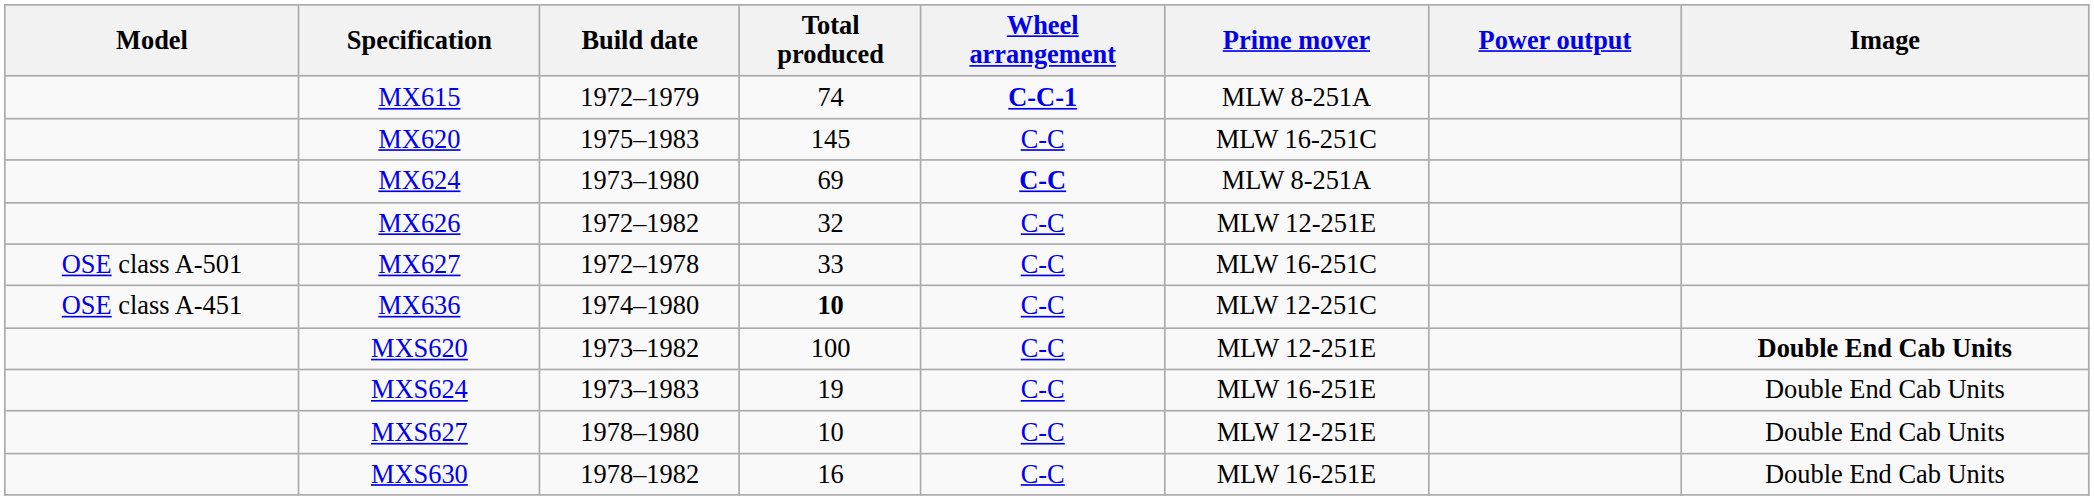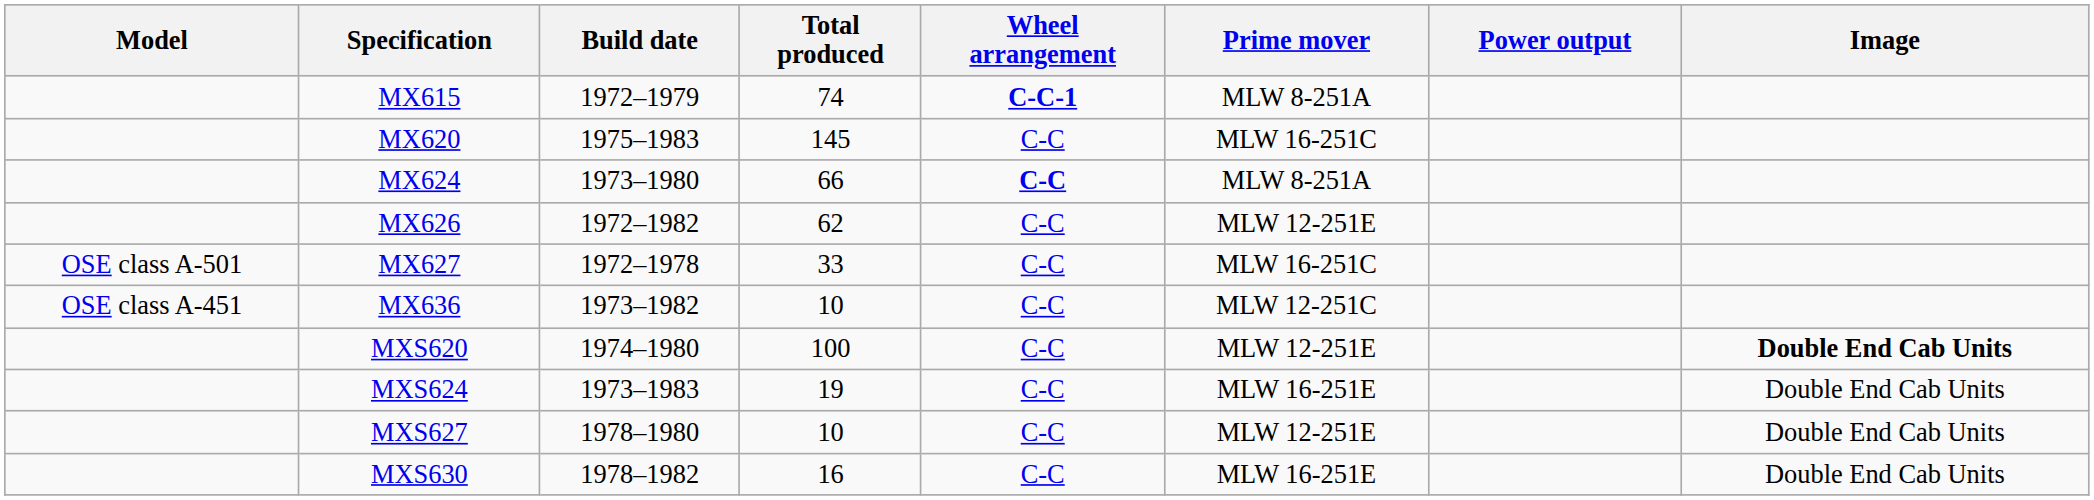(831, 180) 69 -> (831, 180) 66
(831, 222) 32 -> (831, 222) 62
(640, 306) 1974–1980 -> (640, 306) 1973–1982
(831, 306) bold -> (831, 306) normal
(640, 348) 1973–1982 -> (640, 348) 1974–1980
